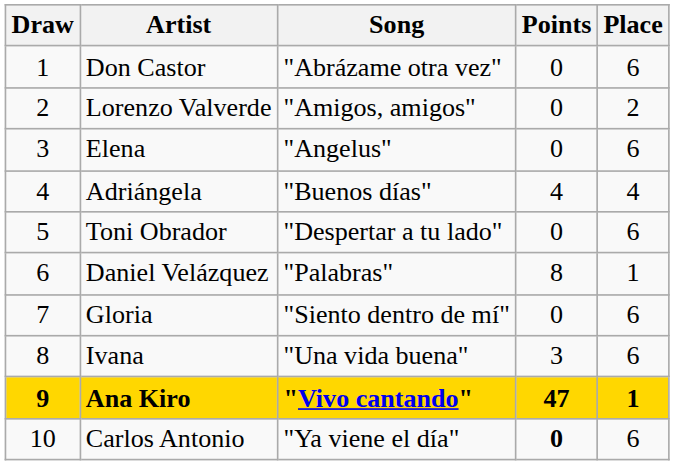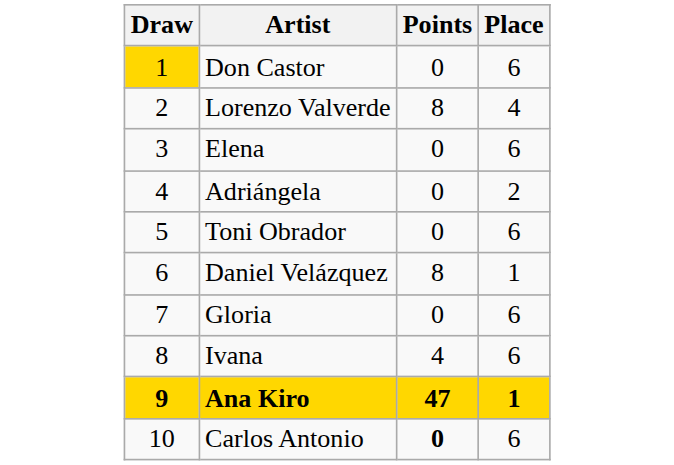- column: (397, 25)
(43, 66) no background -> (162, 66) gold background
(557, 107) 0 -> (437, 107) 8
(633, 107) 2 -> (514, 107) 4
(557, 190) 4 -> (437, 190) 0
(633, 190) 4 -> (514, 190) 2
(557, 356) 3 -> (437, 356) 4
